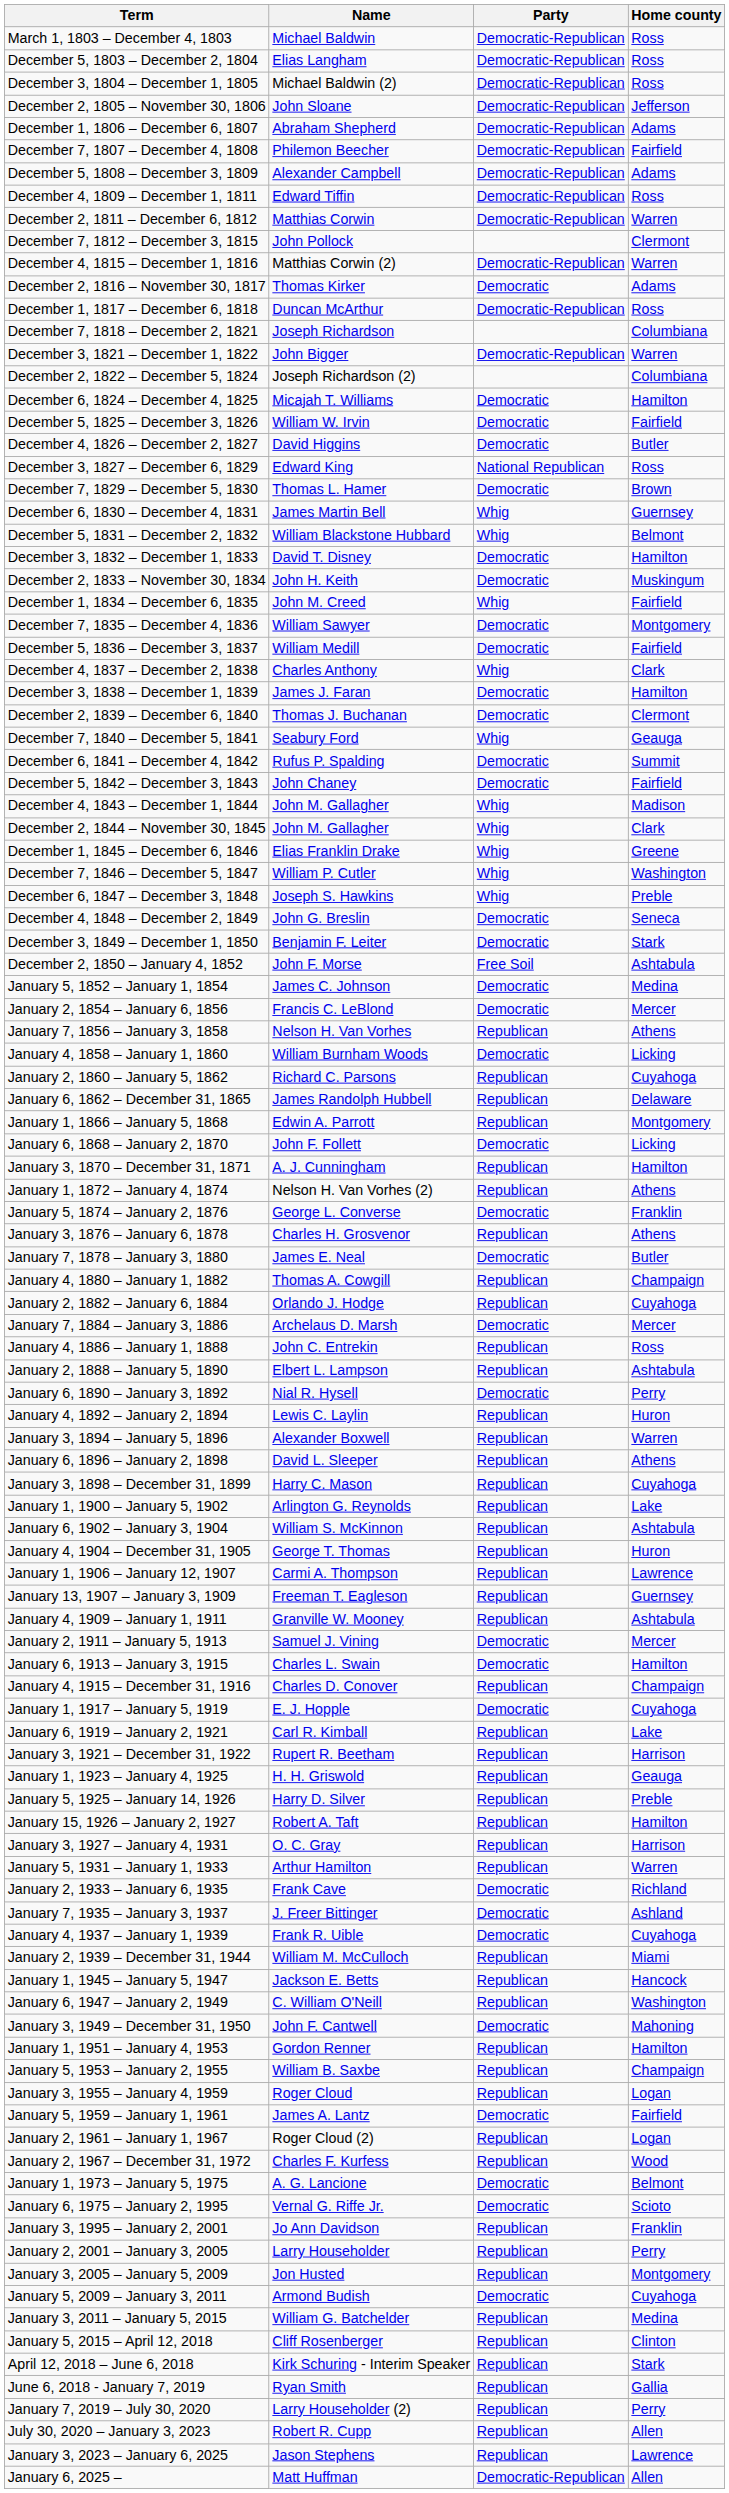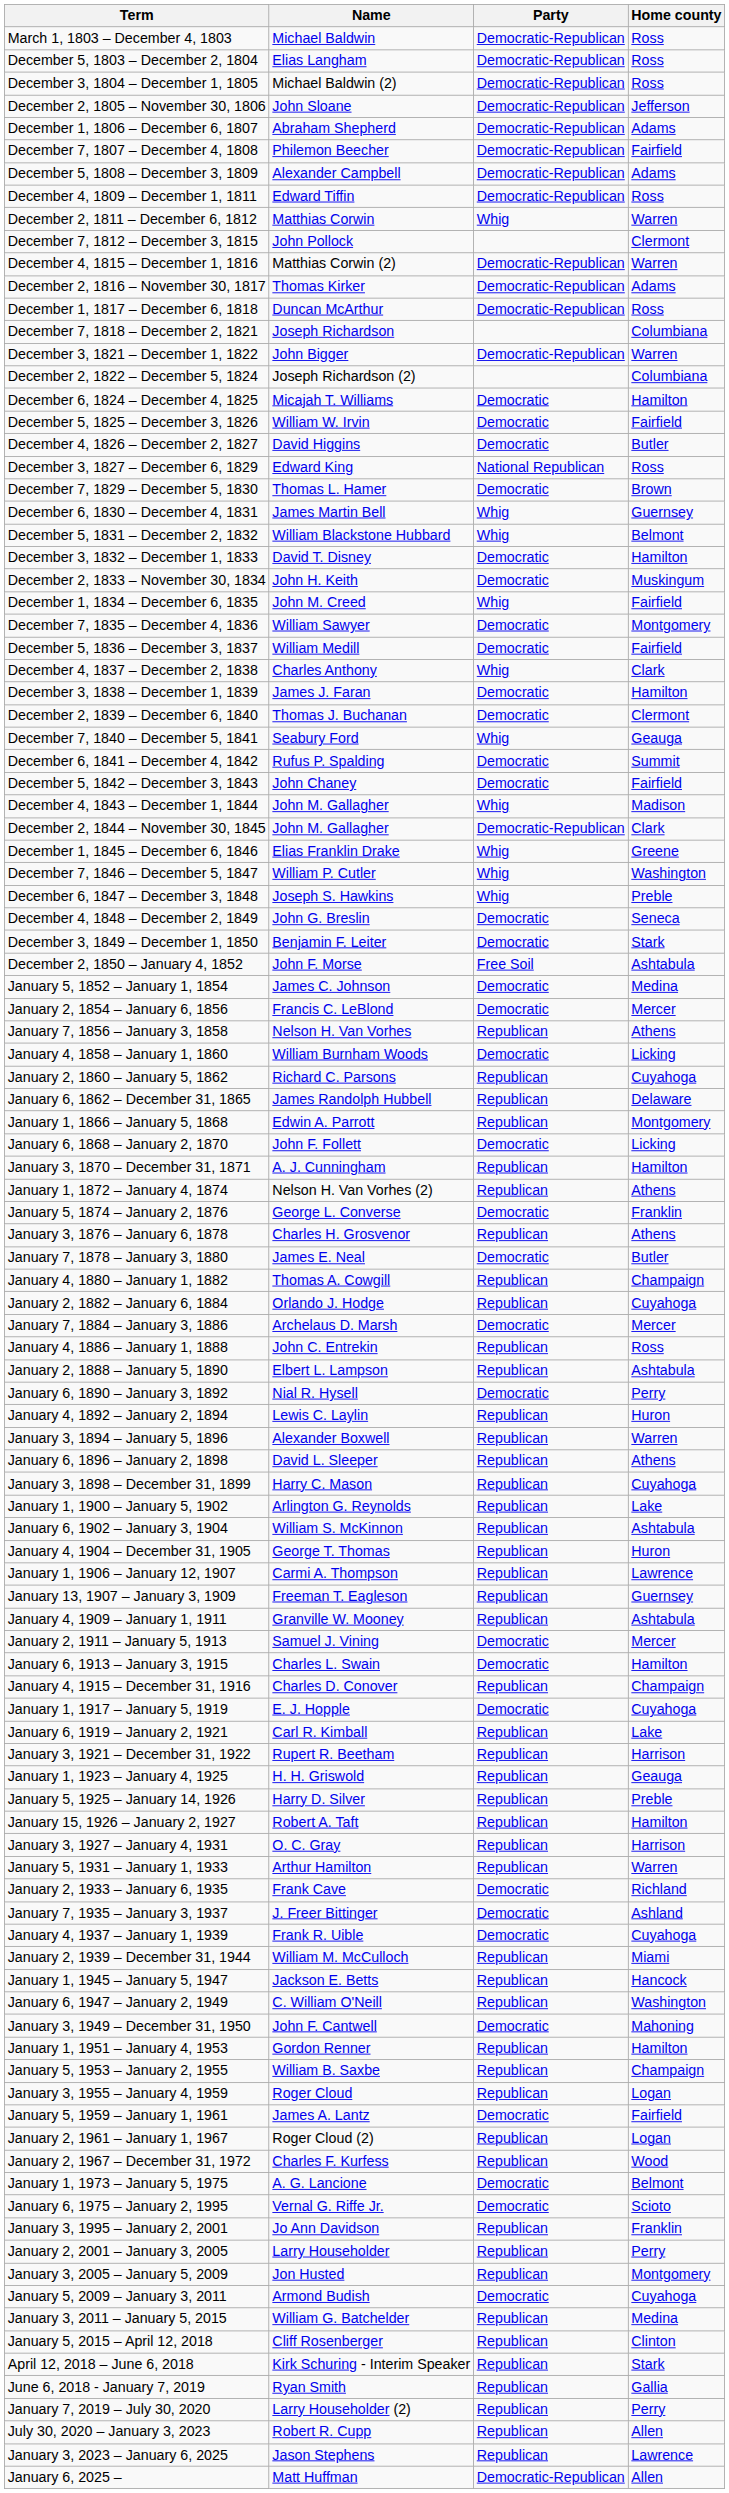(551, 219) Democratic-Republican -> (493, 219) Whig
(513, 286) Democratic -> (551, 286) Democratic-Republican
(493, 828) Whig -> (551, 828) Democratic-Republican
